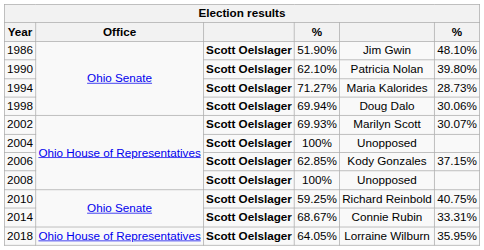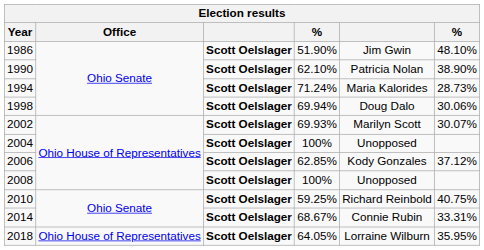(457, 69) 39.80% -> (457, 69) 38.90%
(317, 87) 71.27% -> (317, 87) 71.24%
(457, 161) 37.15% -> (457, 161) 37.12%
